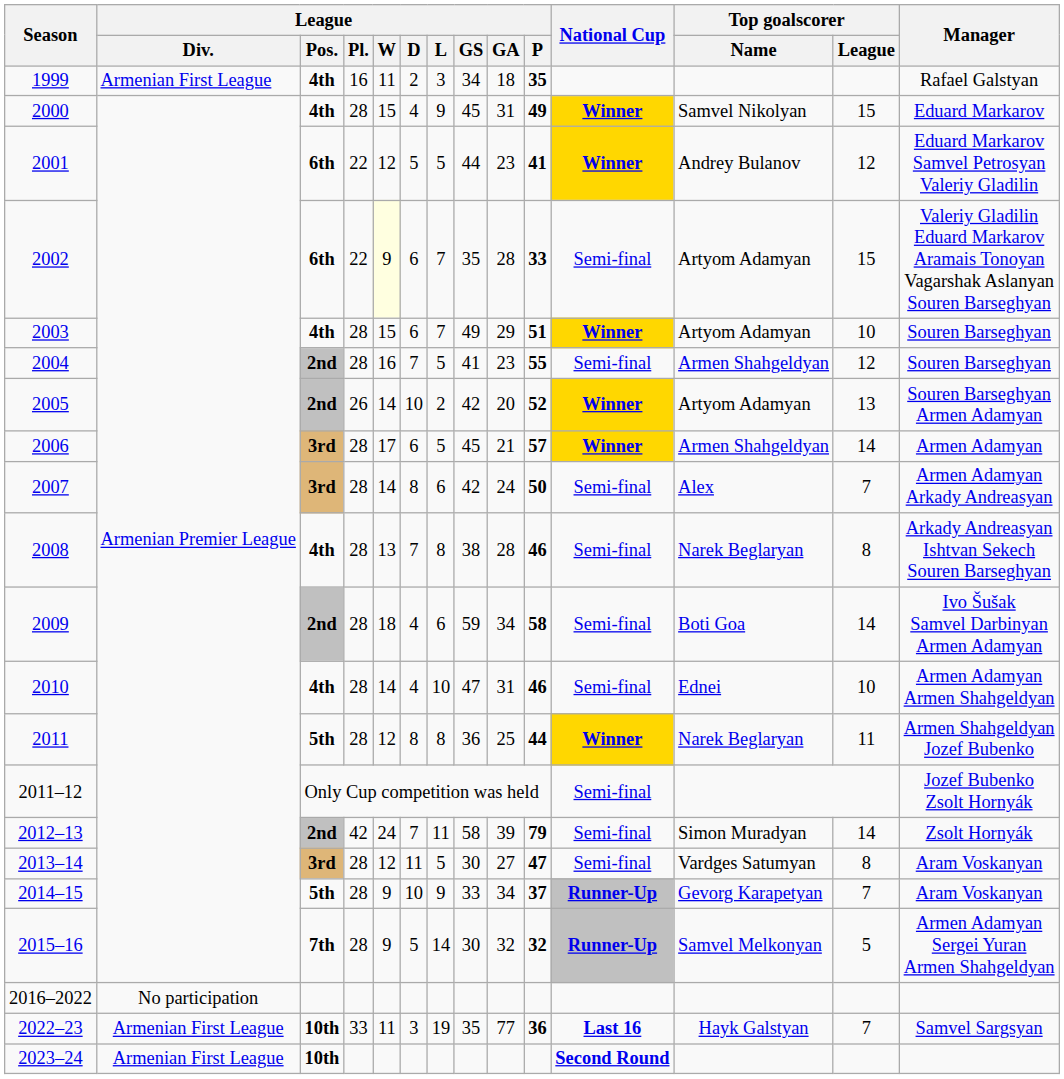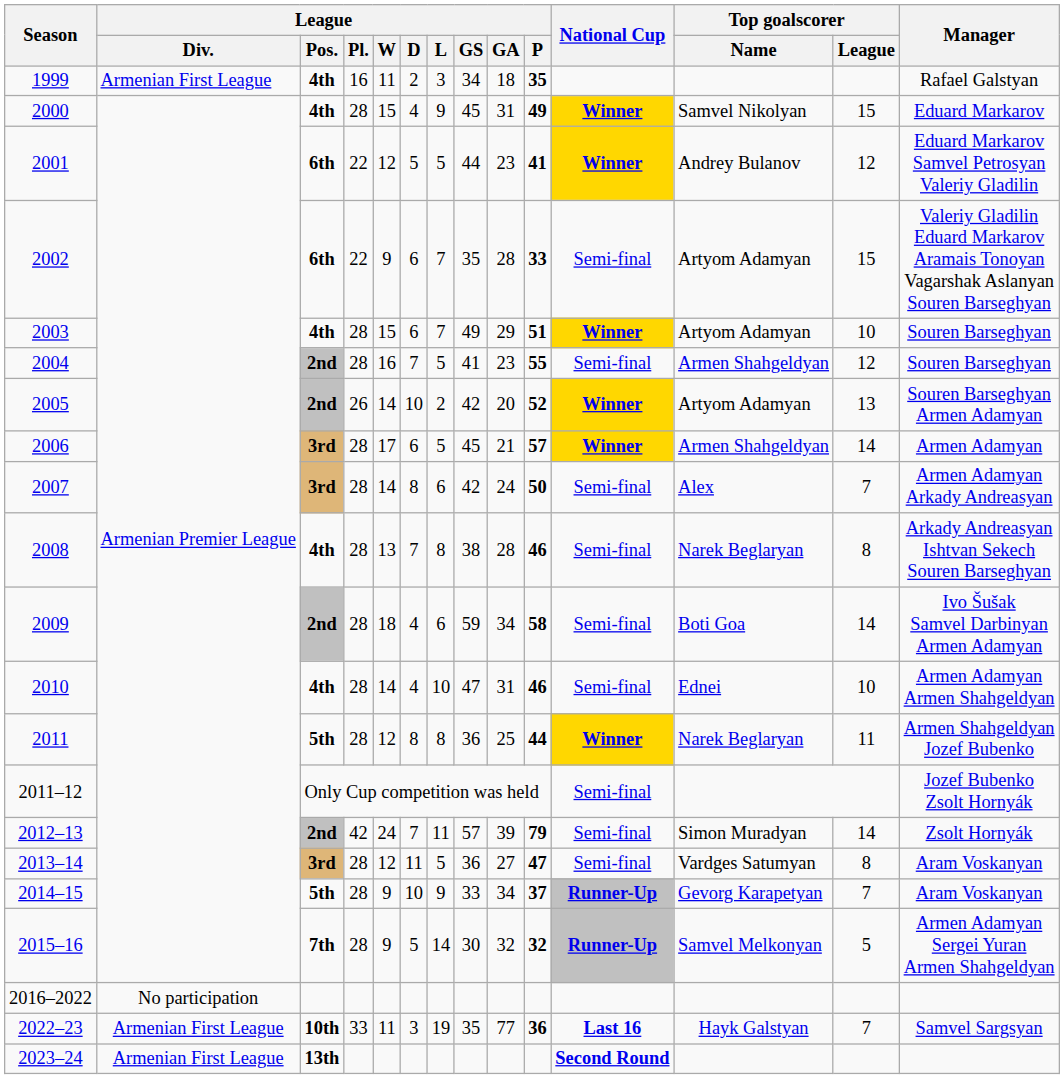(387, 259) lightyellow background -> (387, 259) no background
(471, 832) 58 -> (471, 832) 57
(471, 863) 30 -> (471, 863) 36
(322, 1058) 10th -> (322, 1058) 13th
